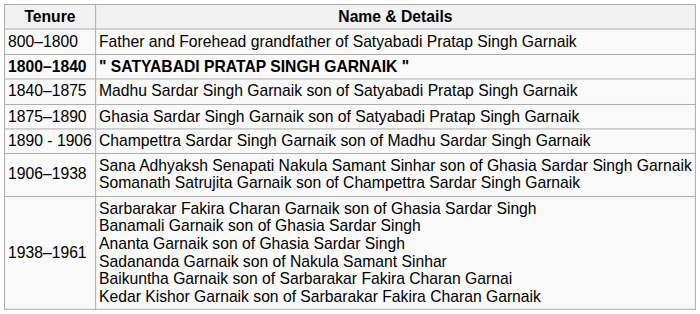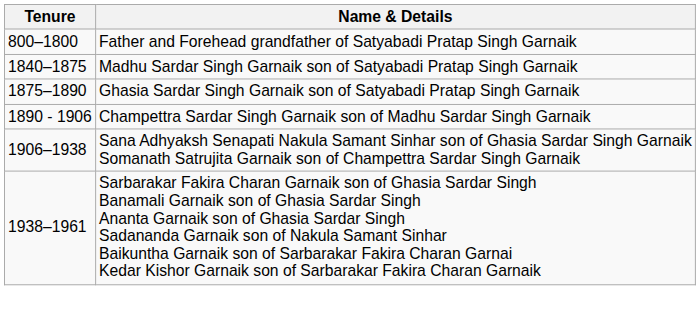- row: (254, 66)
